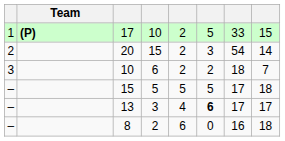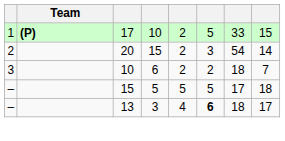(238, 107) 17 -> (238, 107) 18
- row: (127, 126)
